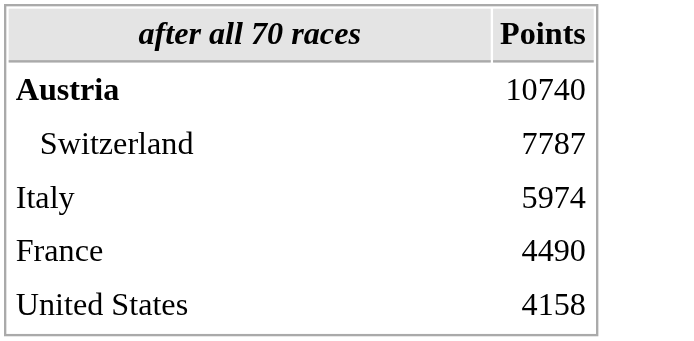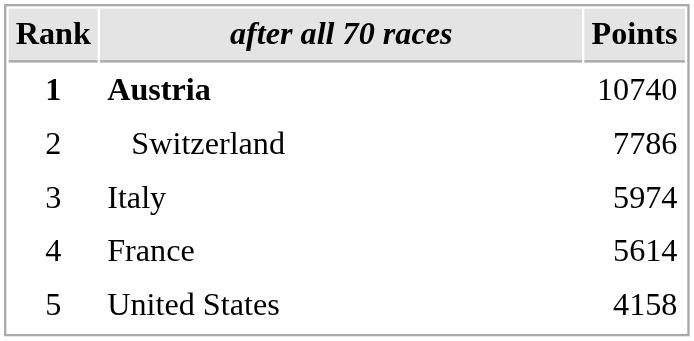+ column: (53, 33)
(554, 143) 7787 -> (645, 143) 7786
(554, 251) 4490 -> (645, 251) 5614
